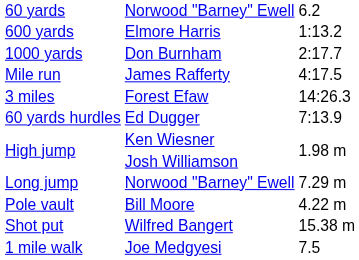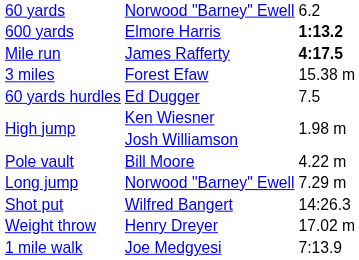(320, 32) normal -> (321, 32) bold
- row: (44, 53)
(320, 75) normal -> (321, 53) bold
(325, 97) 14:26.3 -> (327, 75) 15.38 m
(320, 118) 7:13.9 -> (309, 97) 7.5
rows swapped: (39, 204) <-> (42, 183)
(327, 226) 15.38 m -> (325, 204) 14:26.3
+ row: (51, 226)
(309, 247) 7.5 -> (320, 247) 7:13.9
